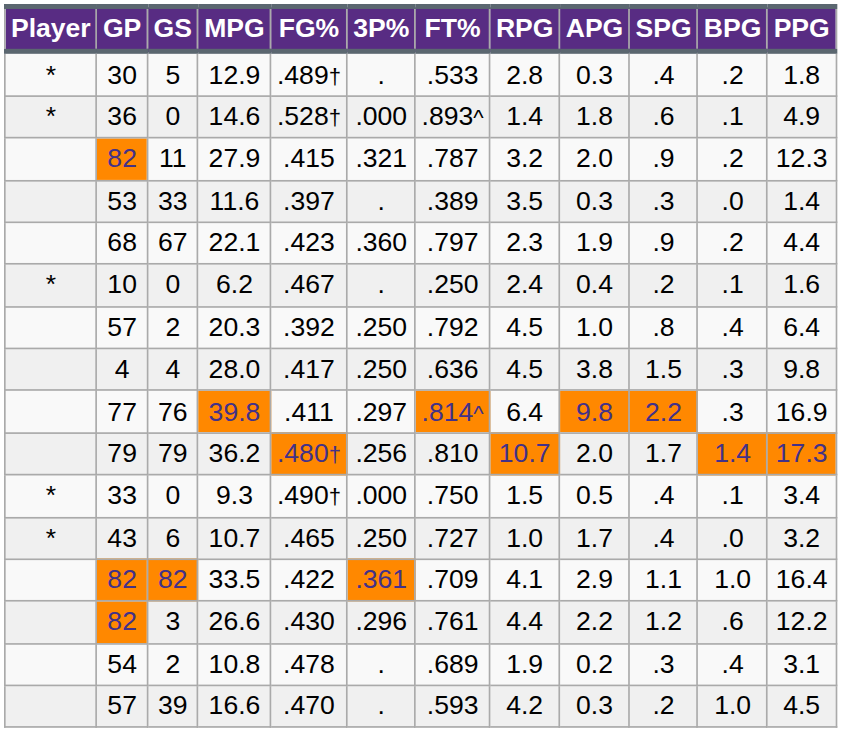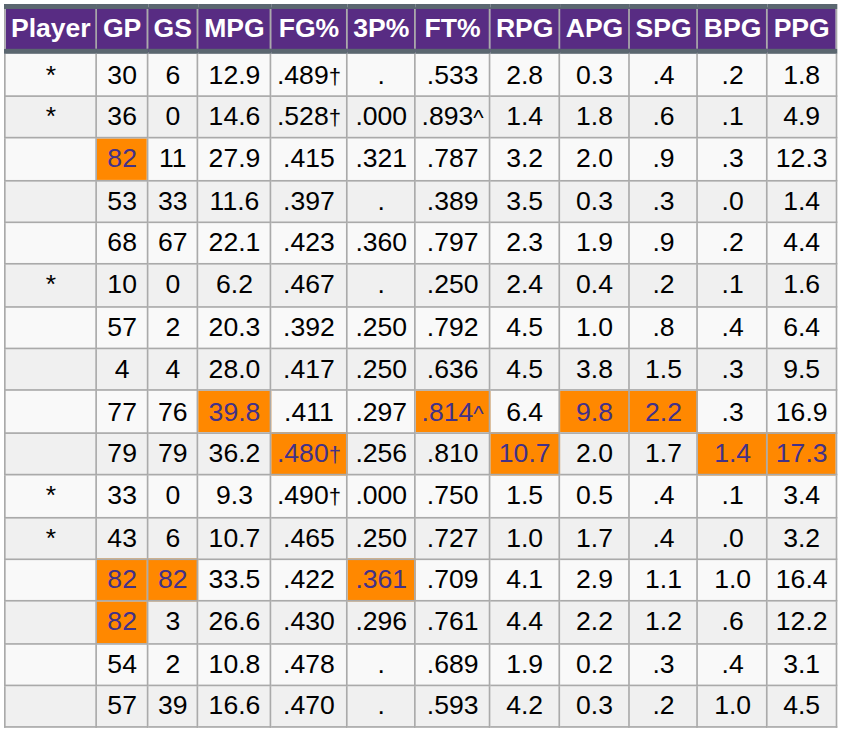(173, 74) 5 -> (173, 74) 6
(733, 158) .2 -> (733, 158) .3
(802, 369) 9.8 -> (802, 369) 9.5
